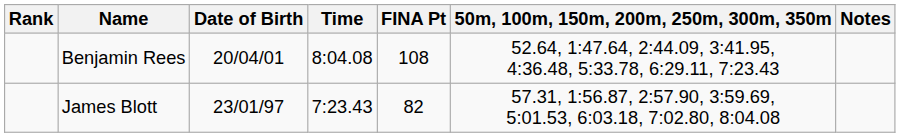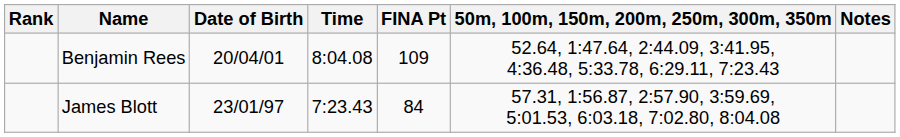(414, 58) 108 -> (414, 58) 109
(414, 107) 82 -> (414, 107) 84
